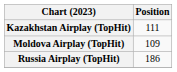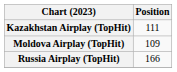(152, 59) 186 -> (152, 59) 166
